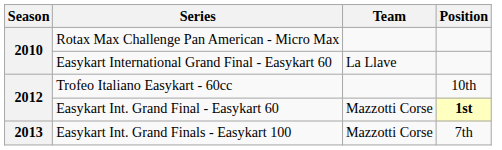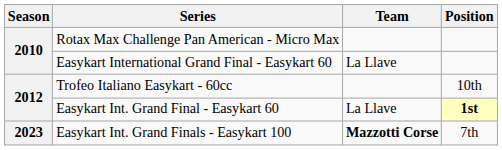(389, 109) Mazzotti Corse -> (371, 109) La Llave
(29, 132) 2013 -> (29, 132) 2023
(389, 132) normal -> (392, 132) bold
